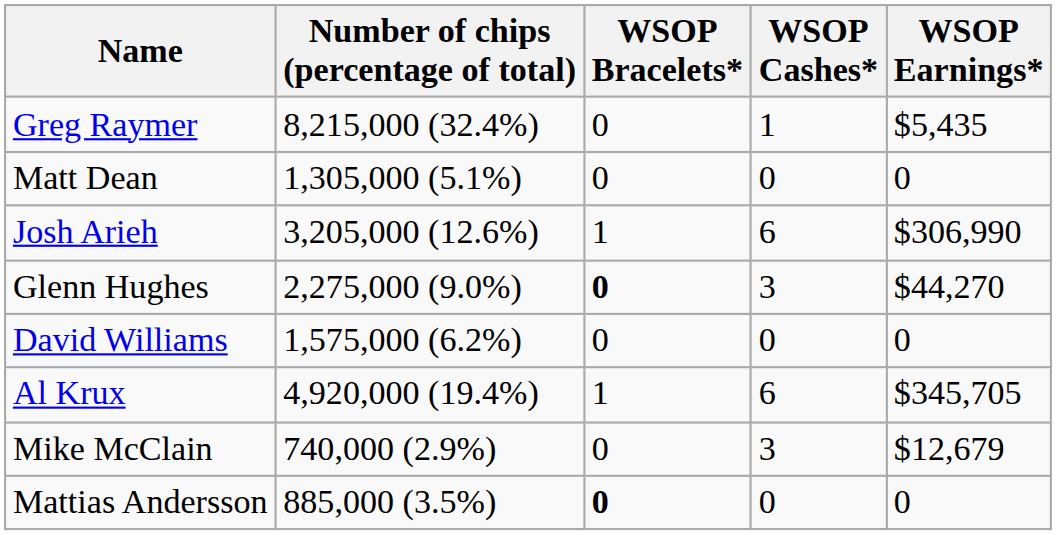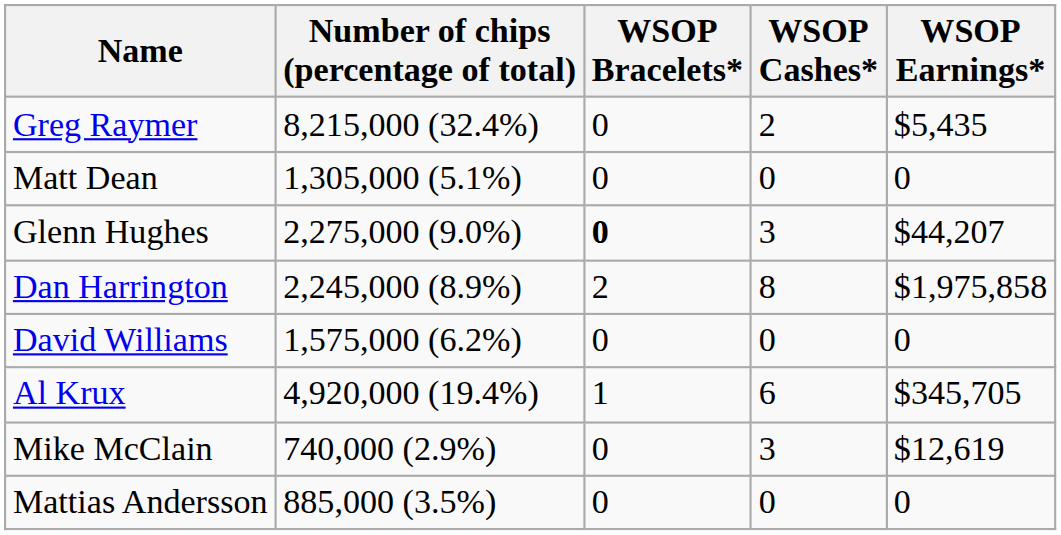(767, 123) 1 -> (767, 123) 2
- row: (85, 232)
(949, 286) $44,270 -> (949, 232) $44,207
+ row: (120, 286)
(949, 448) $12,679 -> (949, 448) $12,619
(600, 502) bold -> (600, 502) normal
